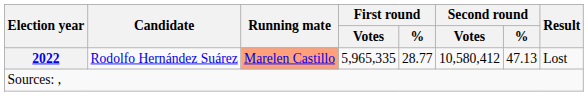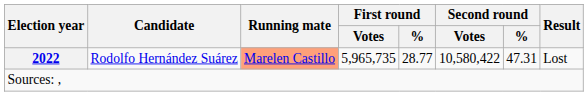(369, 58) 5,965,335 -> (369, 58) 5,965,735
(469, 58) 10,580,412 -> (469, 58) 10,580,422
(522, 58) 47.13 -> (522, 58) 47.31
